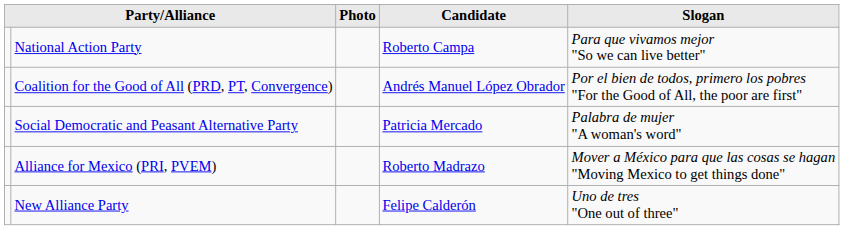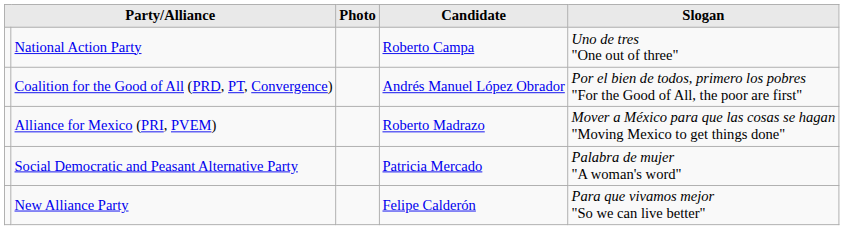(643, 47) Para que vivamos mejor "So we can live better" -> (625, 47) Uno de tres "One out of three"
rows swapped: (115, 165) <-> (156, 126)
(625, 205) Uno de tres "One out of three" -> (643, 205) Para que vivamos mejor "So we can live better"
